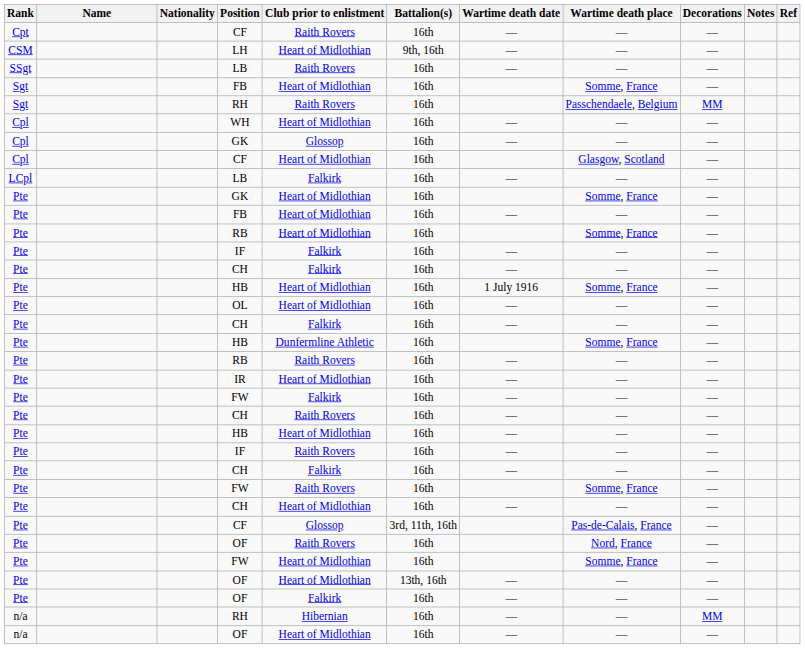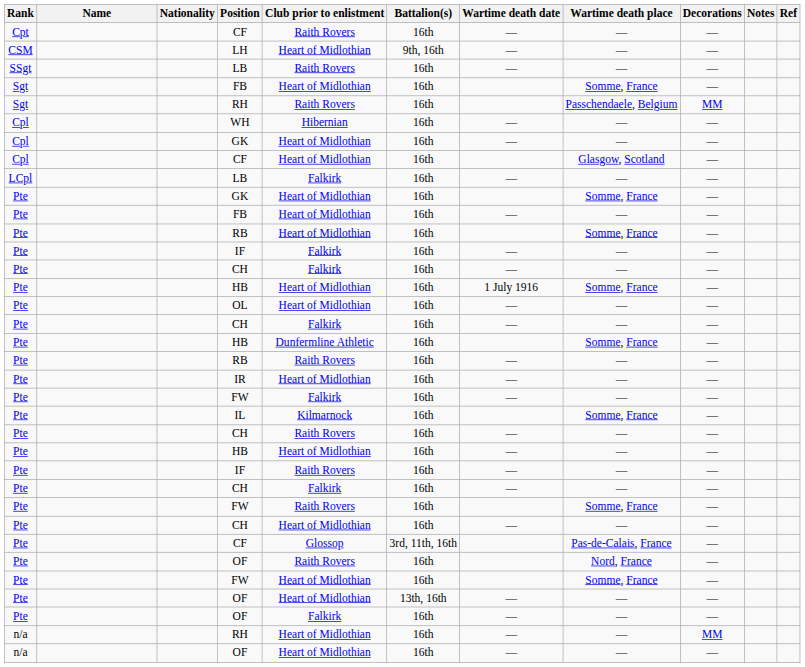(325, 123) Heart of Midlothian -> (325, 123) Hibernian
(325, 141) Glossop -> (325, 141) Heart of Midlothian
+ row: (20, 415)
(325, 616) Hibernian -> (325, 634) Heart of Midlothian
